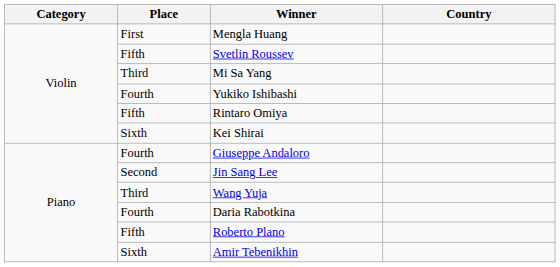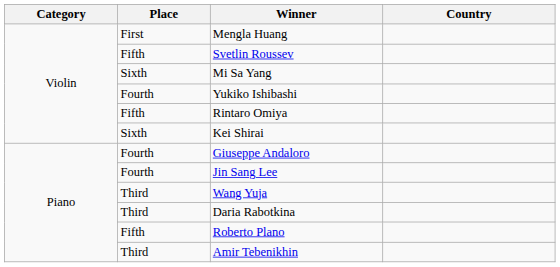(134, 73) Third -> (134, 73) Sixth
(139, 172) Second -> (137, 172) Fourth
(137, 212) Fourth -> (134, 212) Third
(134, 251) Sixth -> (134, 251) Third
